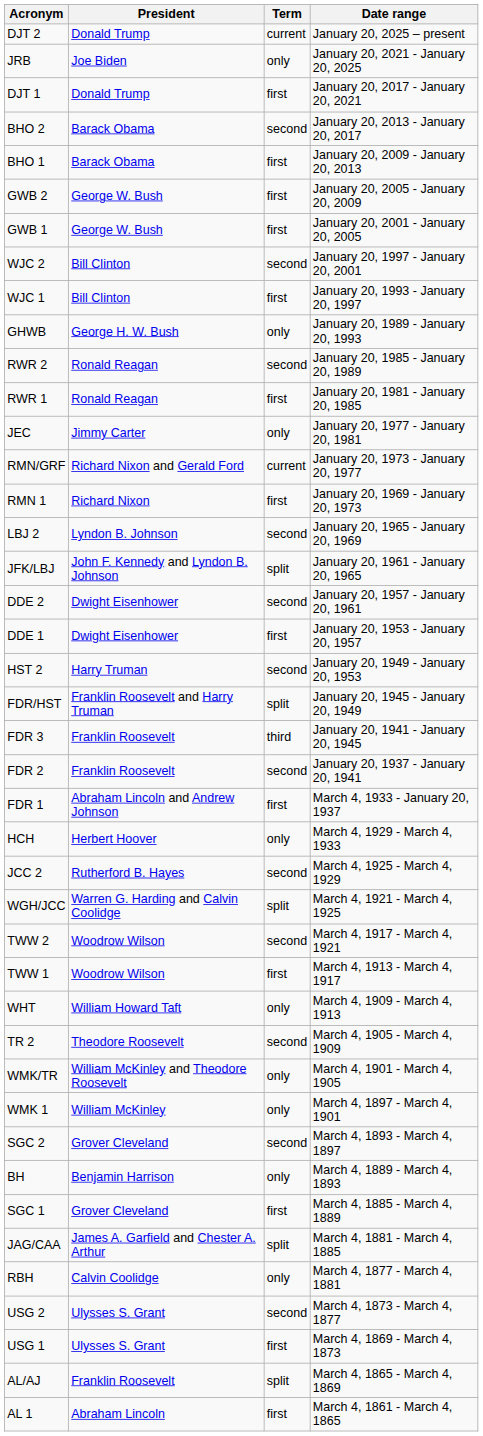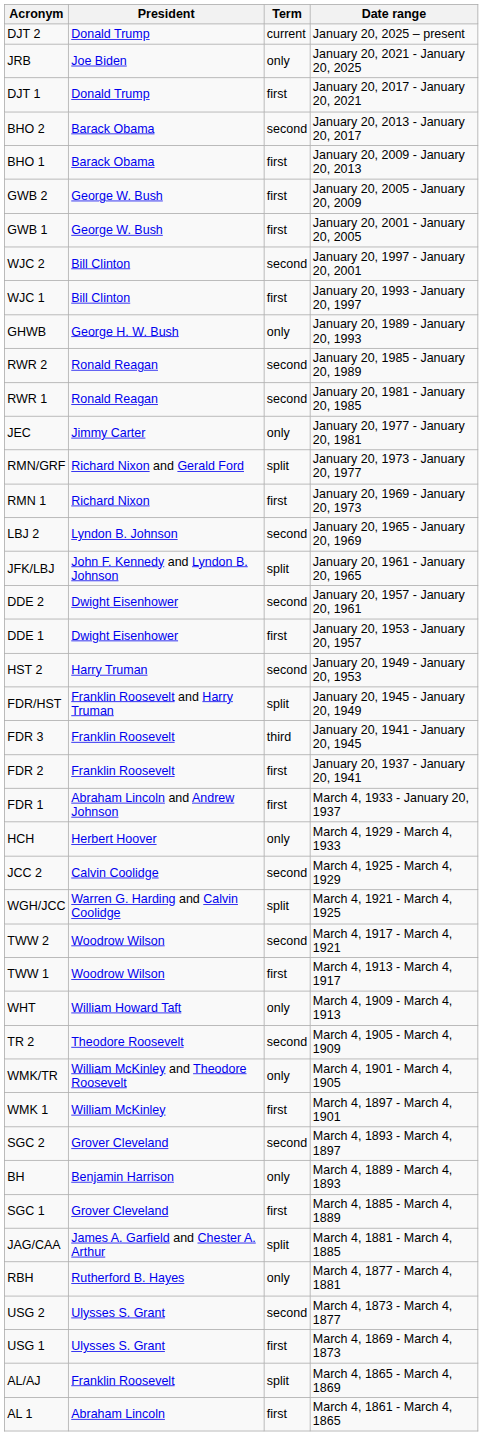(277, 399) first -> (287, 399) second
(286, 466) current -> (278, 466) split
(287, 771) second -> (277, 771) first
(128, 872) Rutherford B. Hayes -> (115, 872) Calvin Coolidge
(278, 1109) only -> (277, 1109) first
(115, 1278) Calvin Coolidge -> (128, 1278) Rutherford B. Hayes
